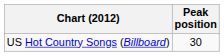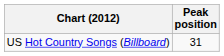(196, 42) 30 -> (196, 42) 31
